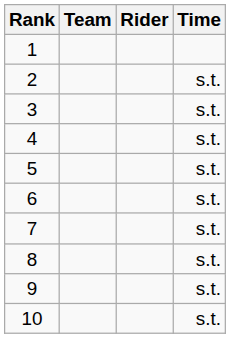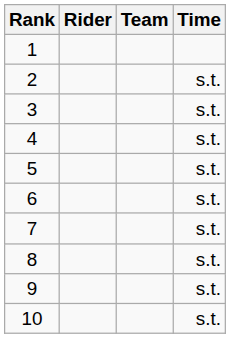columns swapped: (144, 20) <-> (88, 20)
